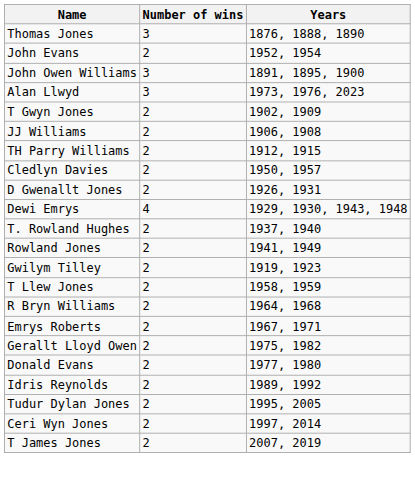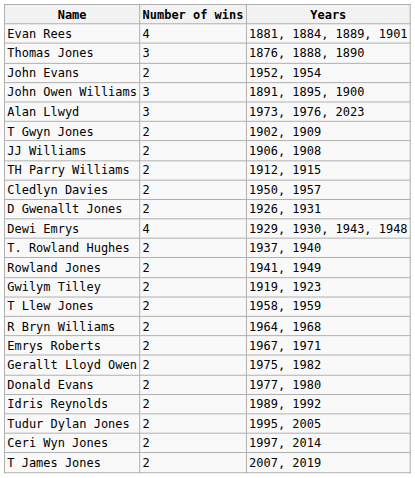+ row: (40, 34)
